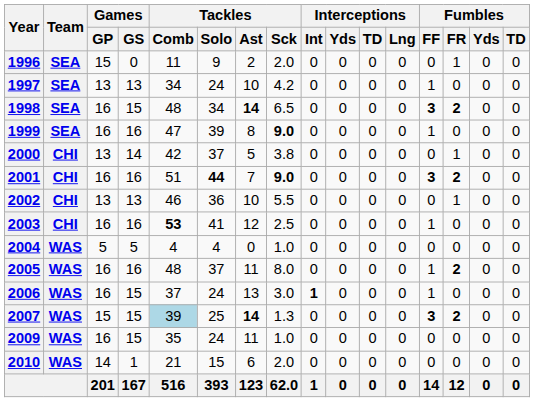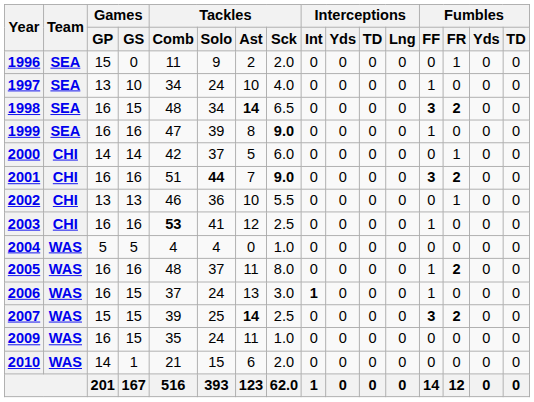(134, 85) 13 -> (134, 85) 10
(284, 85) 4.2 -> (284, 85) 4.0
(103, 154) 13 -> (103, 154) 14
(284, 154) 3.8 -> (284, 154) 6.0
(173, 316) lightblue background -> (173, 316) no background
(284, 316) 1.3 -> (284, 316) 2.5
